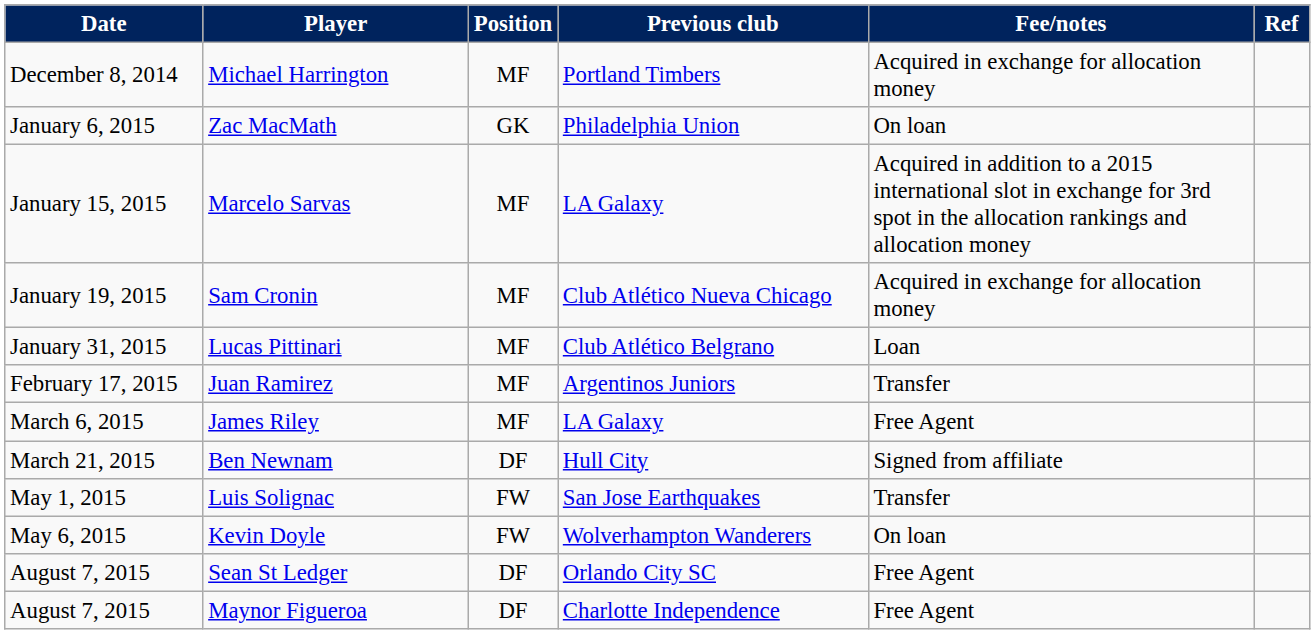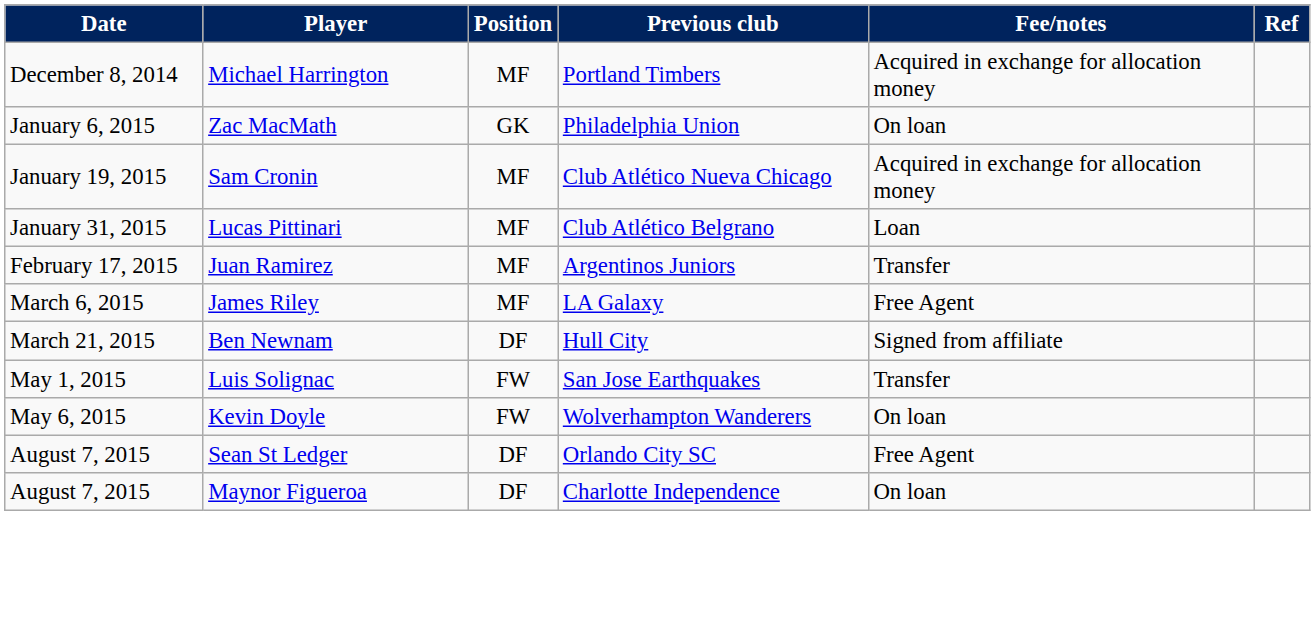- row: (279, 203)
(924, 609) Free Agent -> (910, 491) On loan
